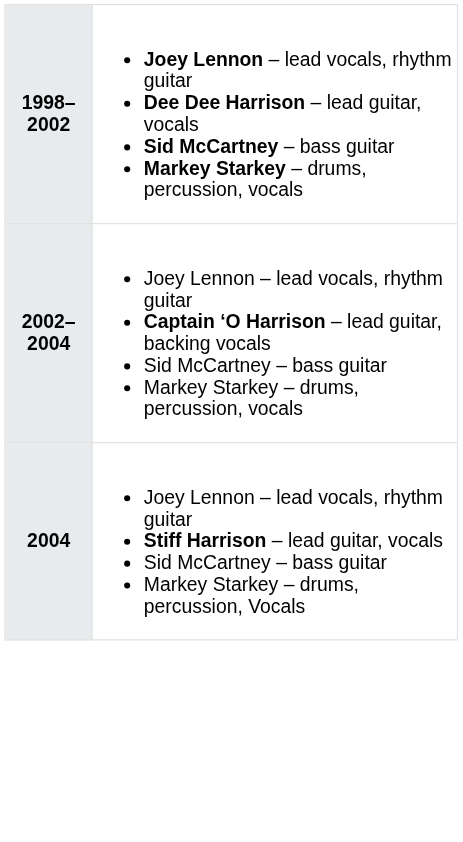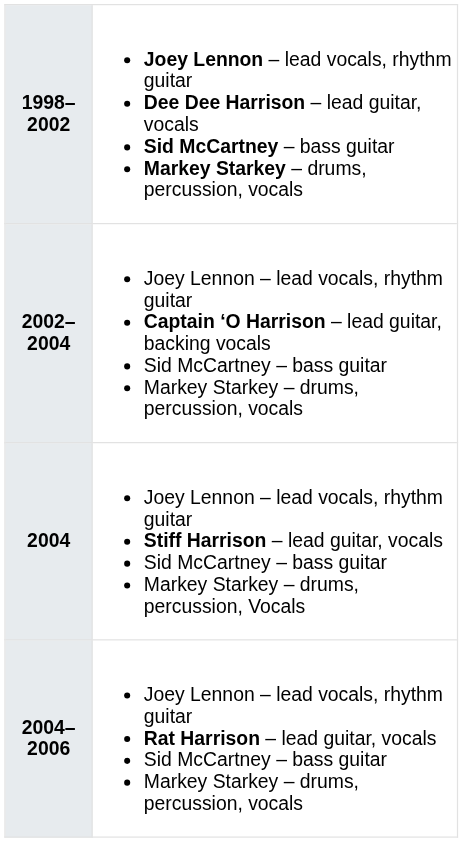+ row: (49, 738)
